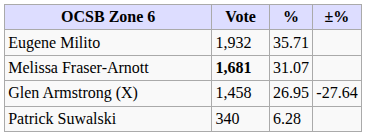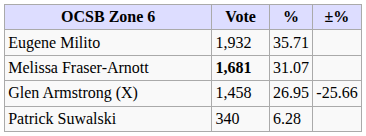(337, 93) -27.64 -> (337, 93) -25.66
